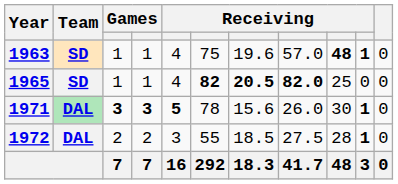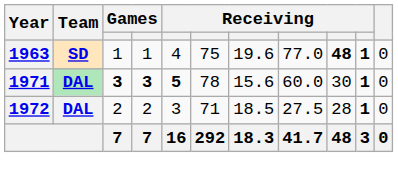(303, 54) 57.0 -> (303, 54) 77.0
- row: (29, 82)
(303, 110) 26.0 -> (303, 82) 60.0
(210, 138) 55 -> (210, 110) 71
